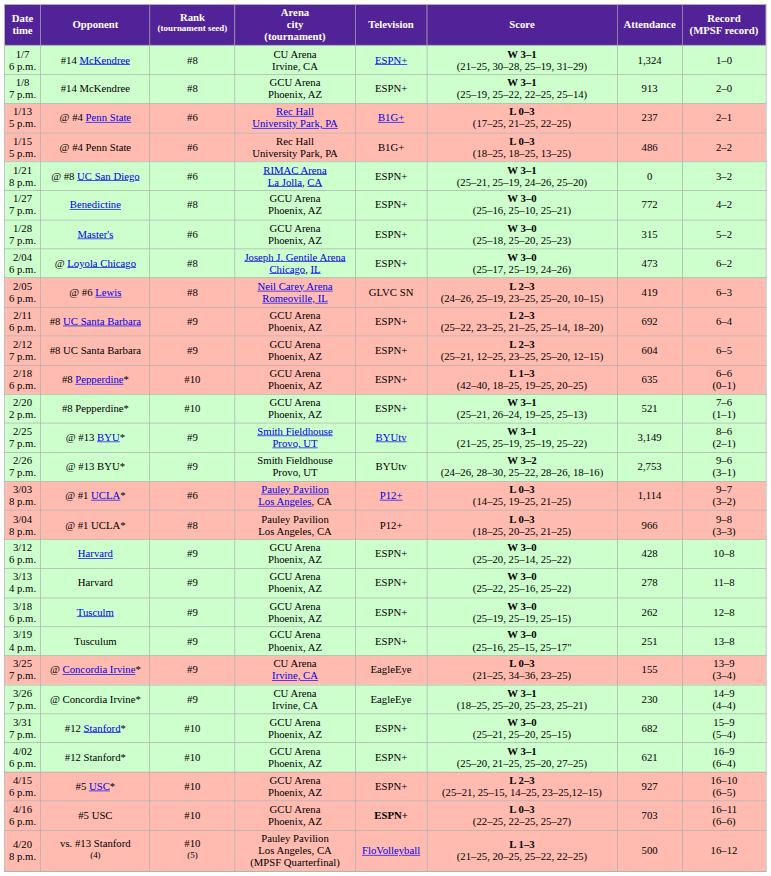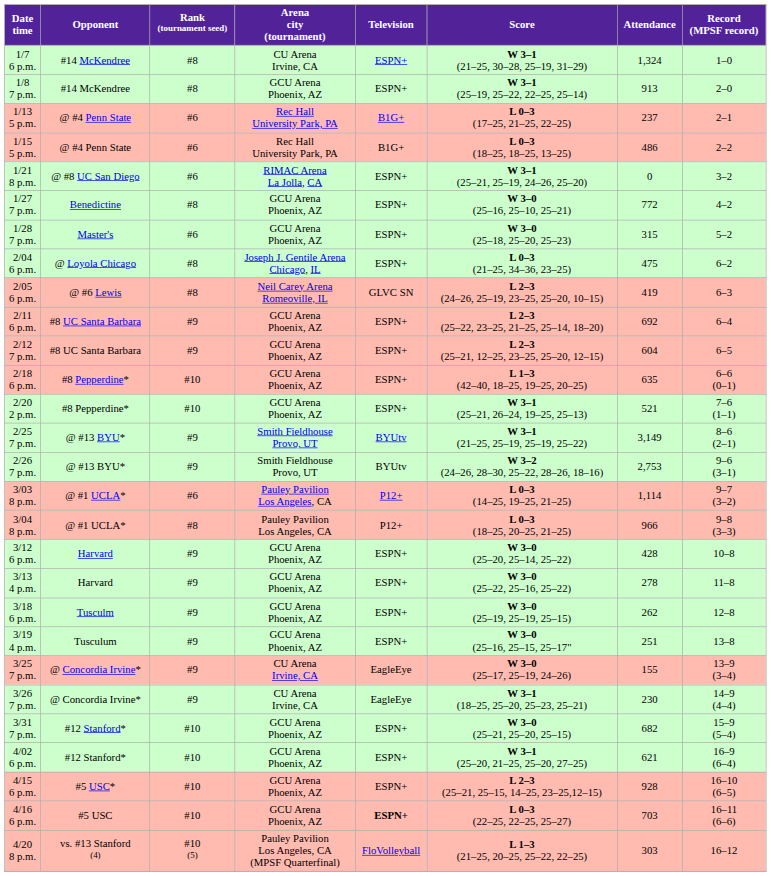(522, 263) W 3–0 (25–17, 25–19, 24–26) -> (522, 263) L 0–3 (21–25, 34–36, 23–25)
(650, 263) 473 -> (650, 263) 475
(522, 670) L 0–3 (21–25, 34–36, 23–25) -> (522, 670) W 3–0 (25–17, 25–19, 24–26)
(650, 786) 927 -> (650, 786) 928
(650, 850) 500 -> (650, 850) 303
